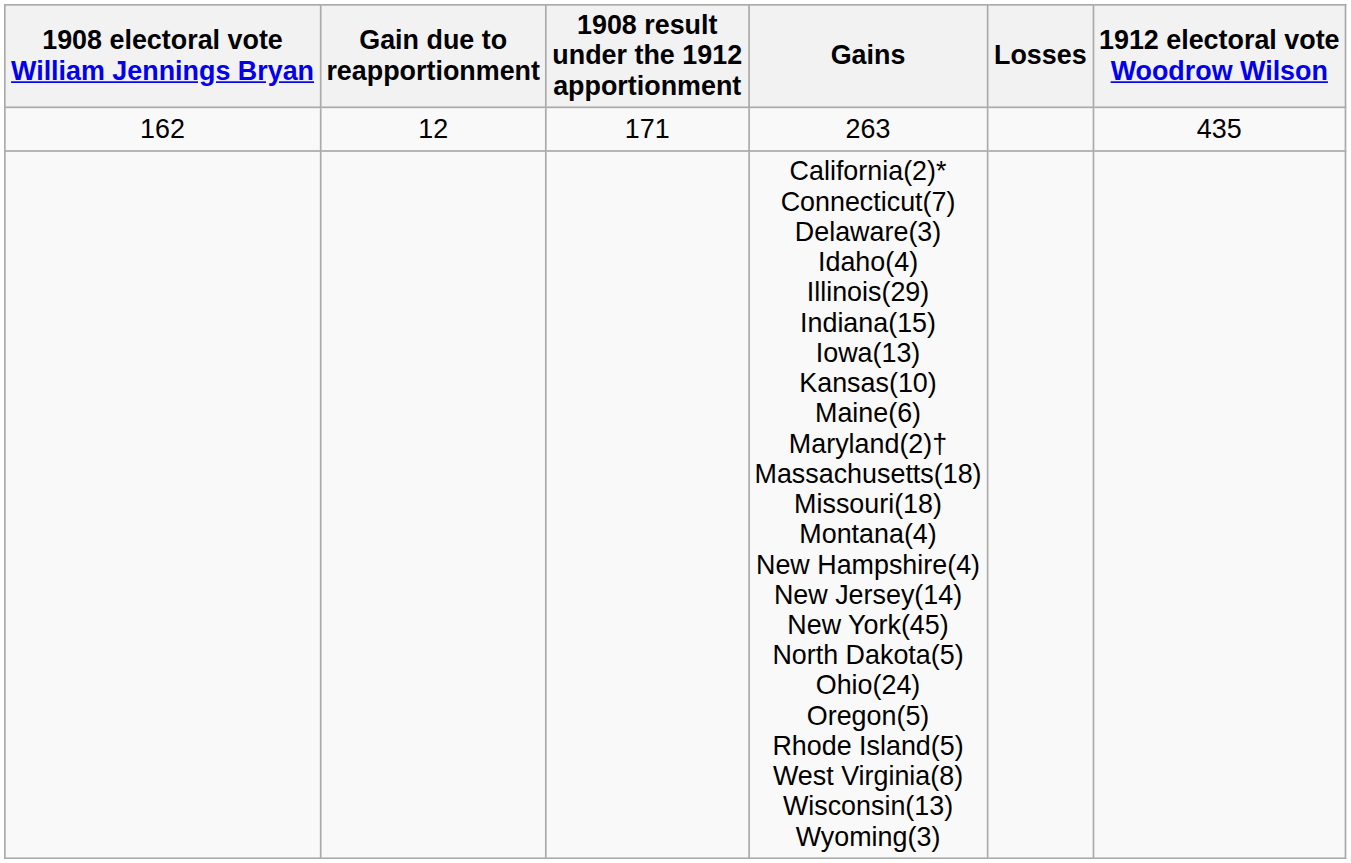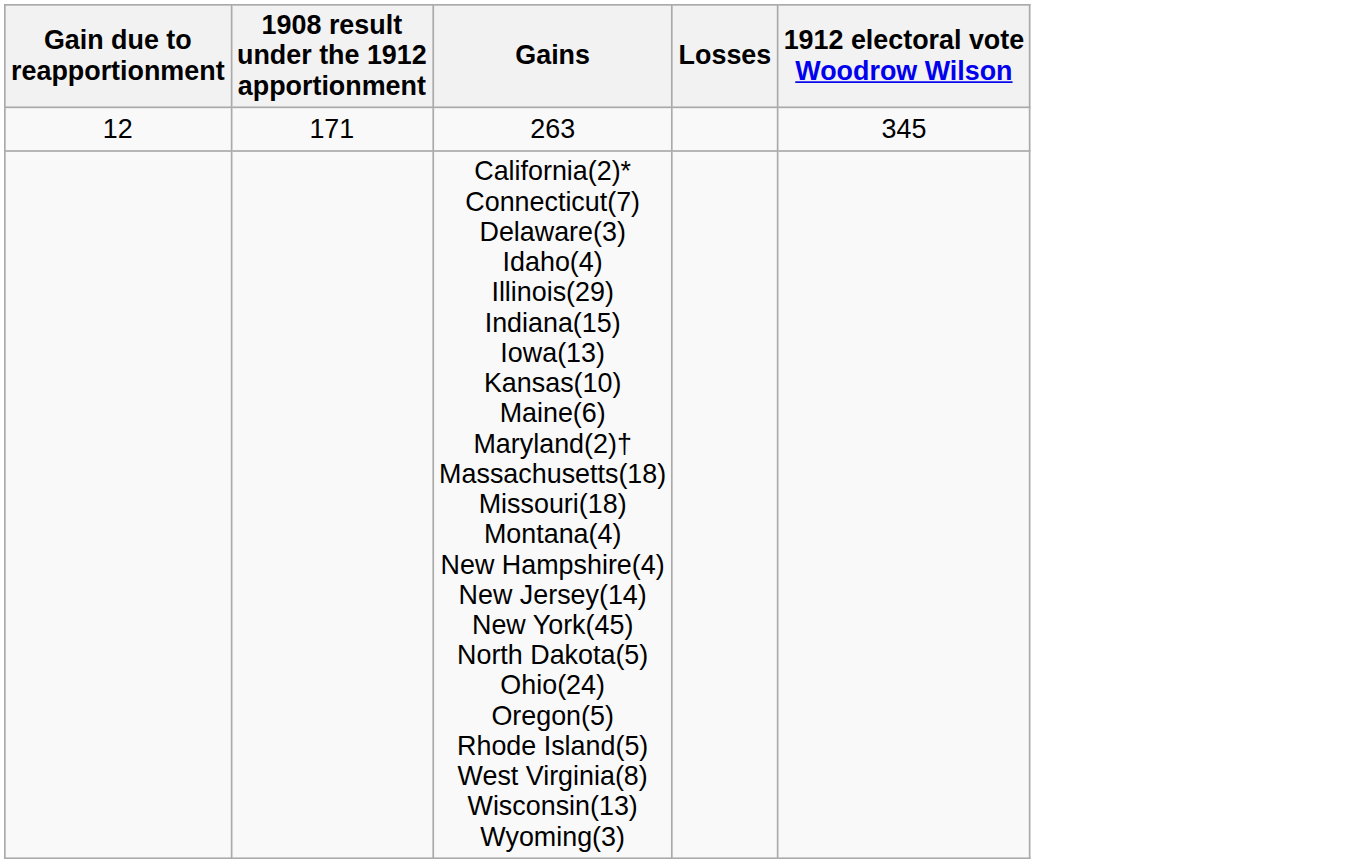- column: (163, 56)
(1219, 128) 435 -> (904, 128) 345
